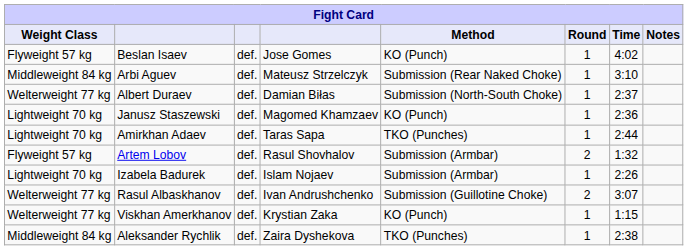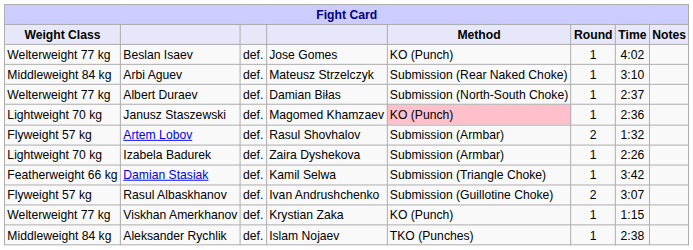(50, 54) Flyweight 57 kg -> (59, 54) Welterweight 77 kg
(416, 114) no background -> (422, 114) pink background
- row: (162, 135)
(298, 175) Islam Nojaev -> (315, 155) Zaira Dyshekova
+ row: (166, 175)
(59, 195) Welterweight 77 kg -> (50, 195) Flyweight 57 kg
(309, 235) Zaira Dyshekova -> (304, 235) Islam Nojaev
